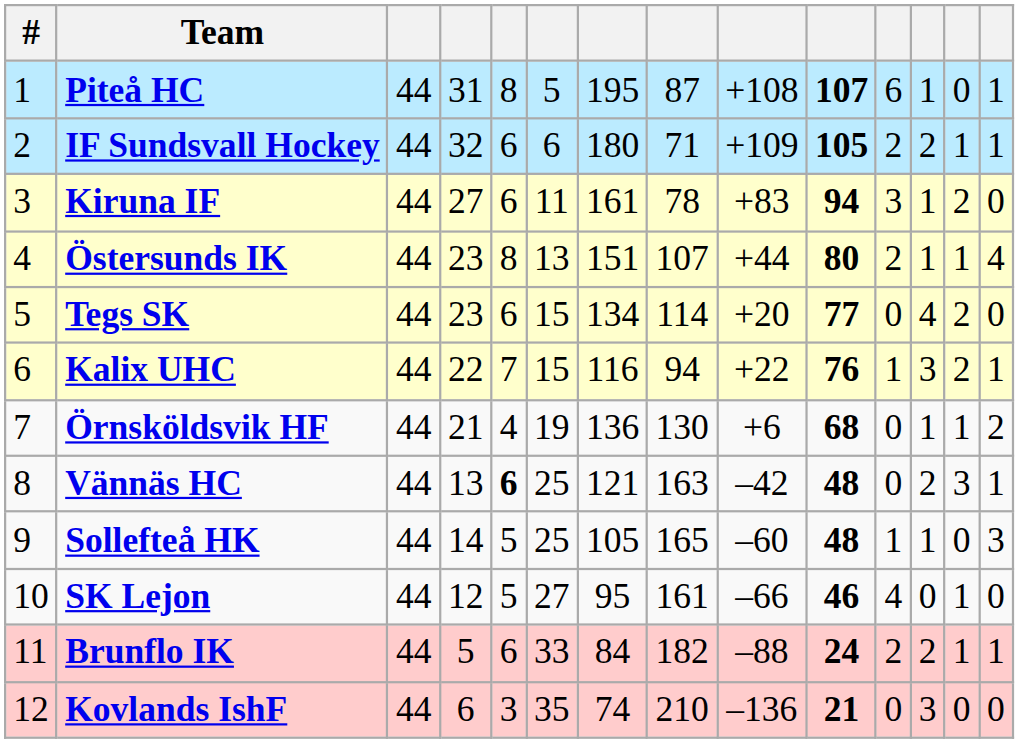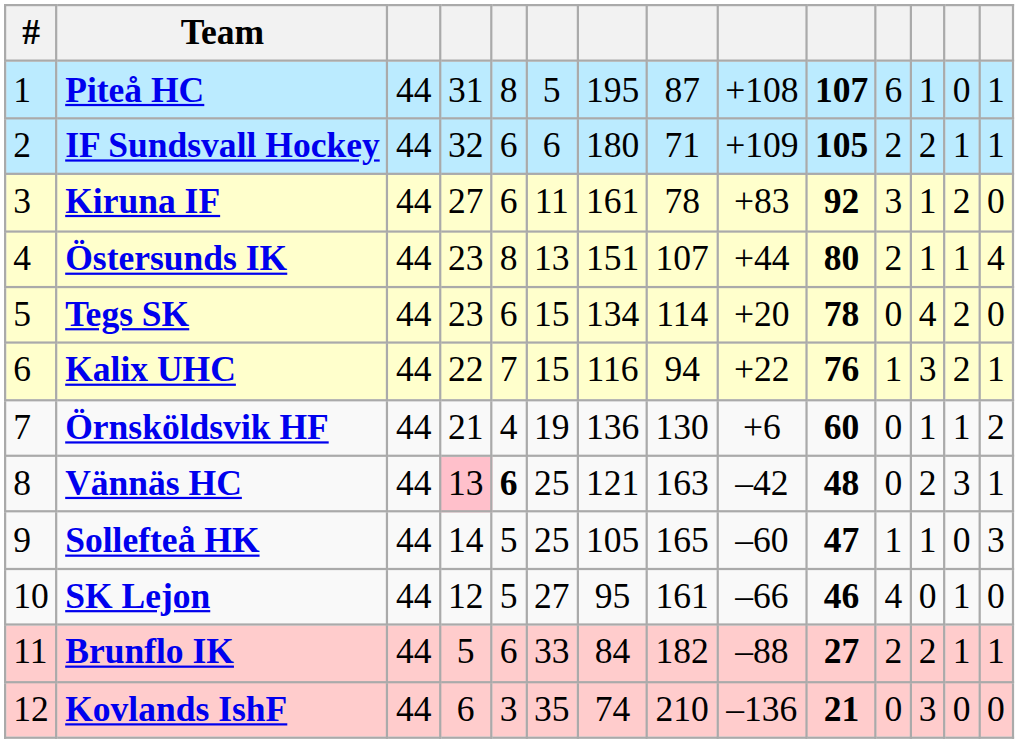(842, 201) 94 -> (842, 201) 92
(842, 314) 77 -> (842, 314) 78
(842, 426) 68 -> (842, 426) 60
(466, 483) no background -> (466, 483) pink background
(842, 539) 48 -> (842, 539) 47
(842, 652) 24 -> (842, 652) 27
